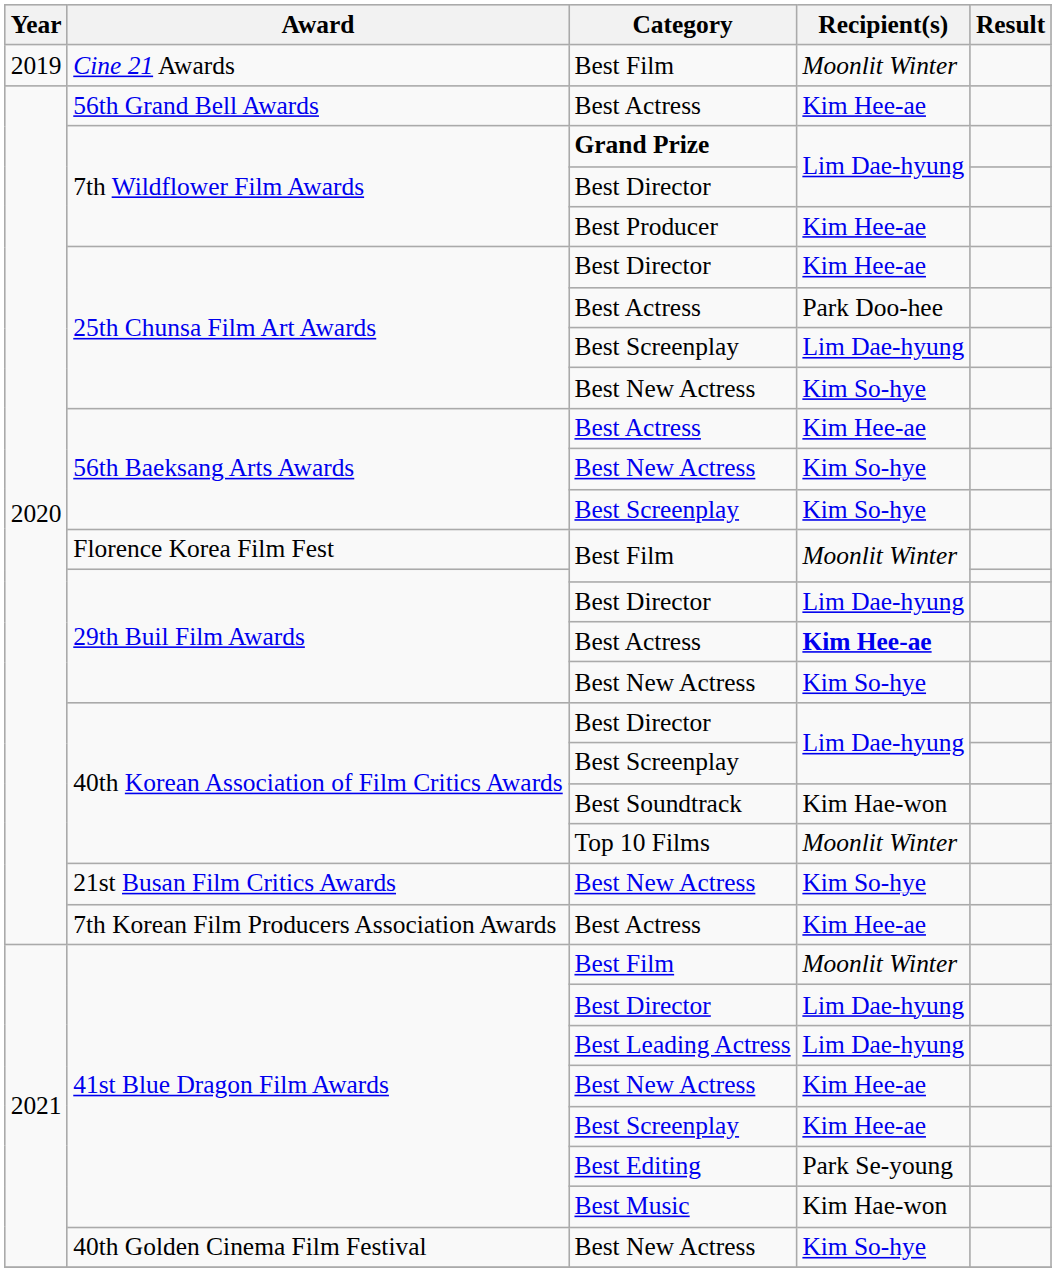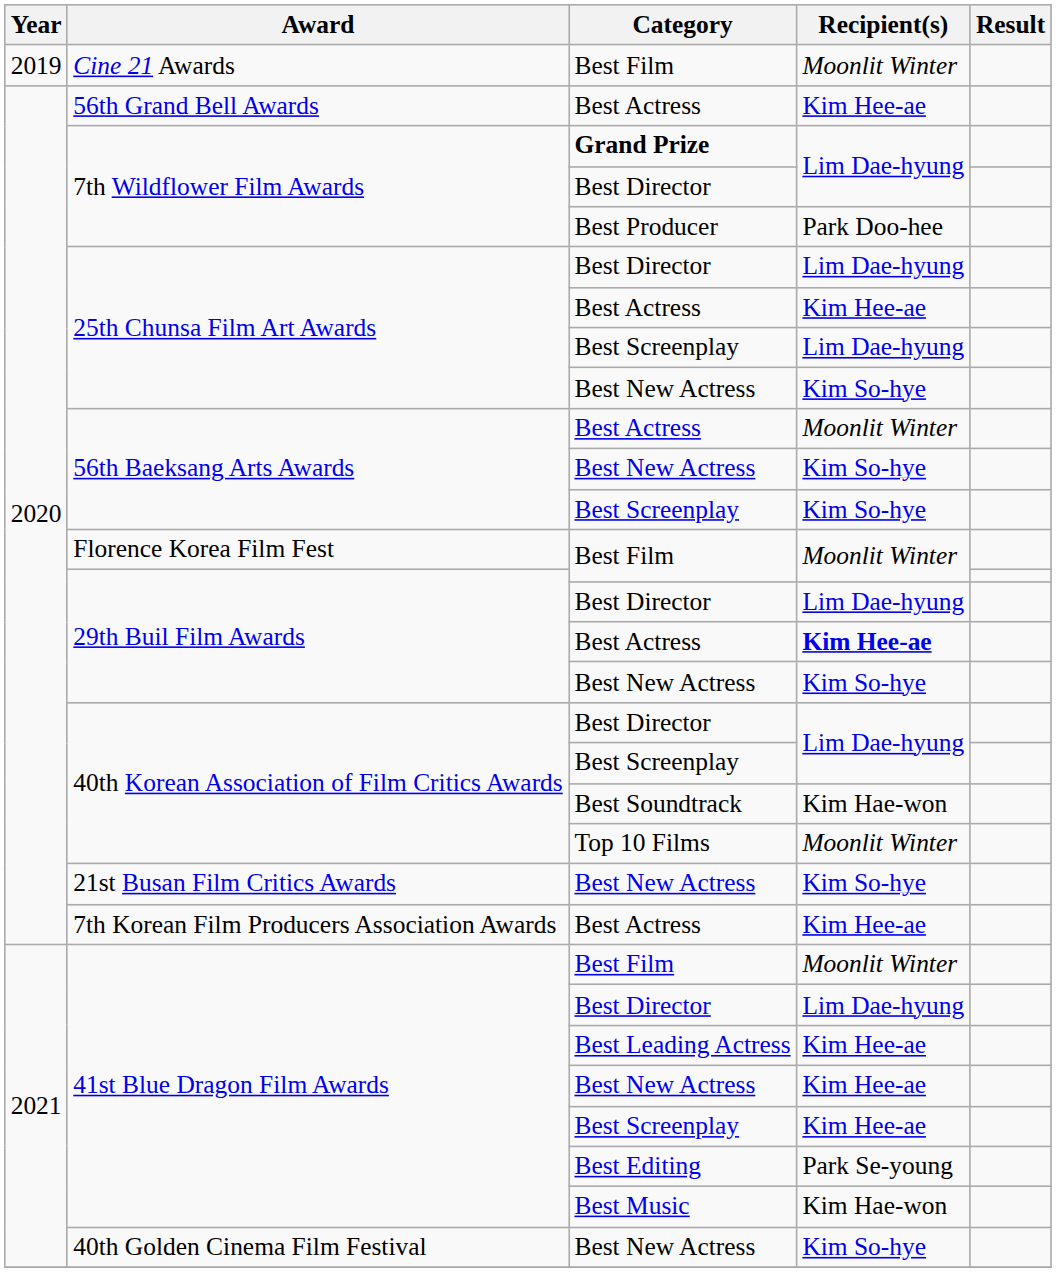(864, 226) Kim Hee-ae -> (873, 226) Park Doo-hee
(864, 266) Kim Hee-ae -> (883, 266) Lim Dae-hyung
(873, 307) Park Doo-hee -> (864, 307) Kim Hee-ae
(864, 428) Kim Hee-ae -> (880, 428) Moonlit Winter
(883, 1045) Lim Dae-hyung -> (864, 1045) Kim Hee-ae
